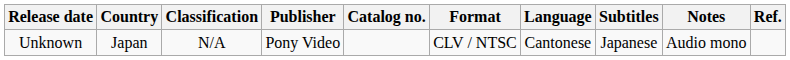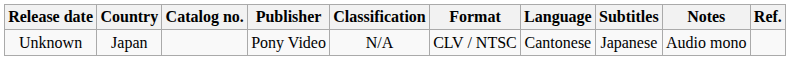columns swapped: (212, 17) <-> (387, 17)
